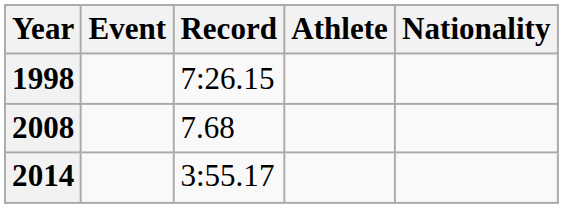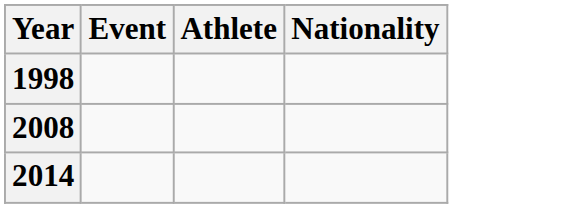- column: (229, 29)
